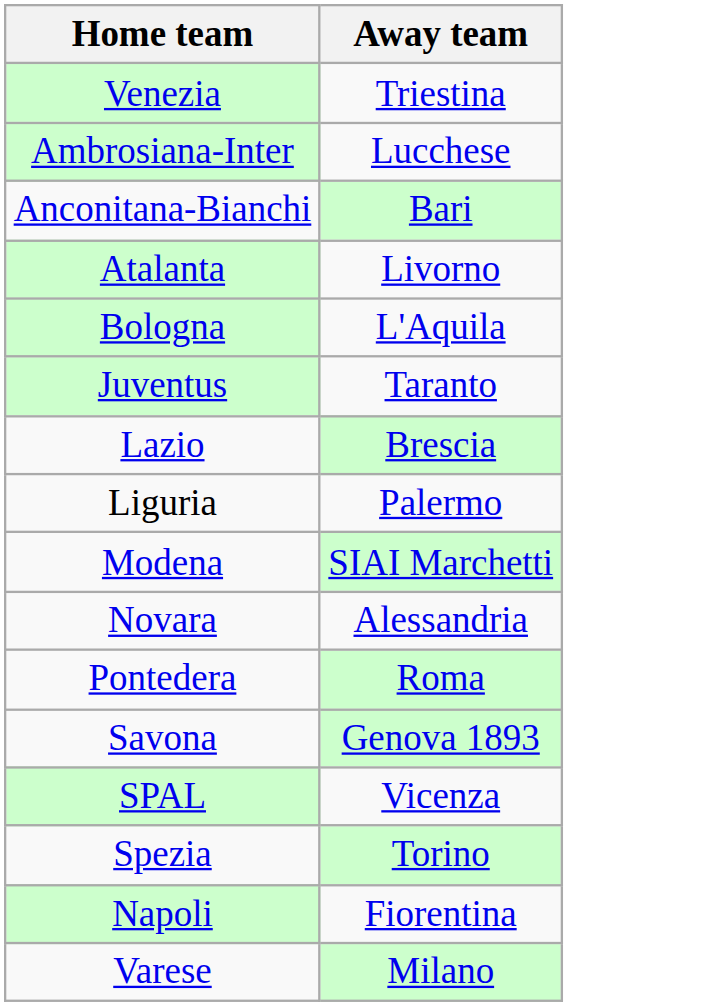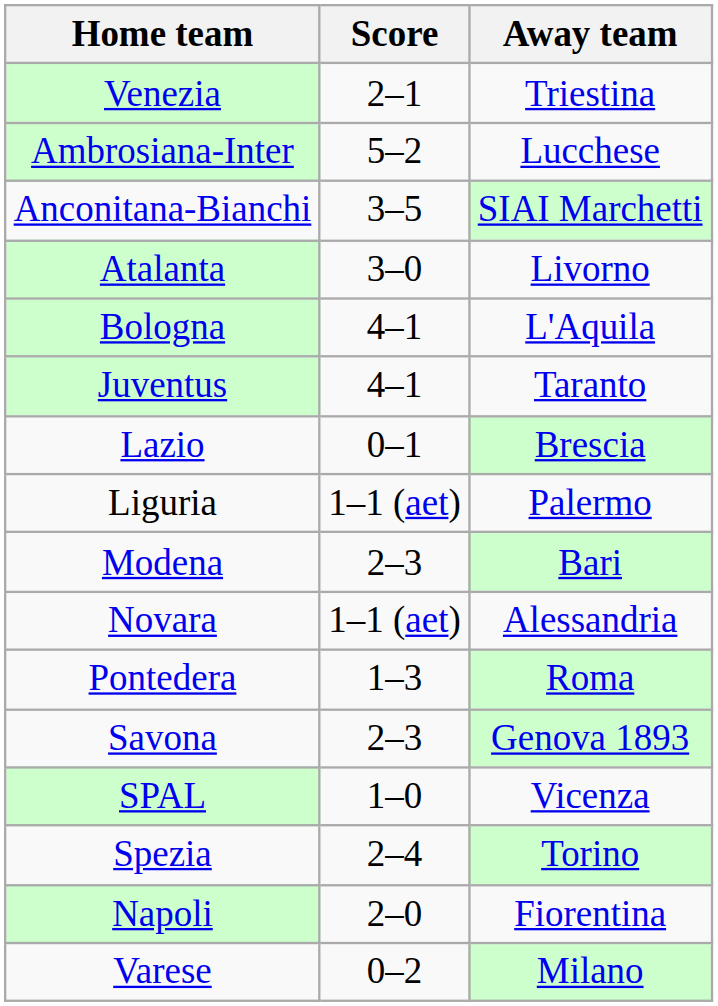+ column: (395, 33)
(441, 209) Bari -> (590, 209) SIAI Marchetti
(441, 561) SIAI Marchetti -> (590, 561) Bari
